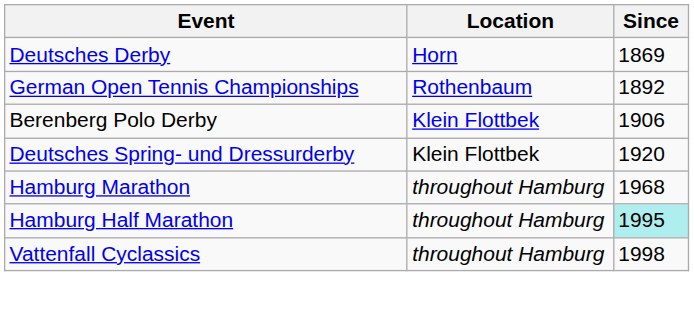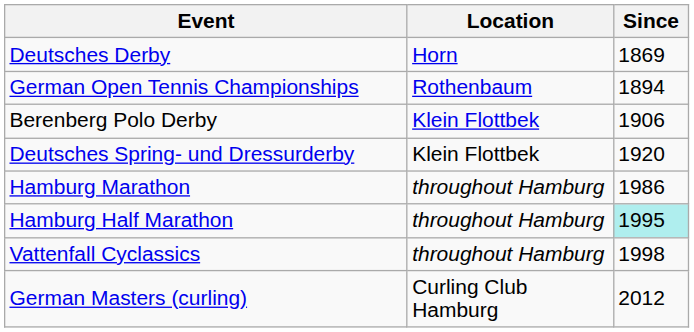(642, 87) 1892 -> (642, 87) 1894
(642, 187) 1968 -> (642, 187) 1986
+ row: (128, 298)
